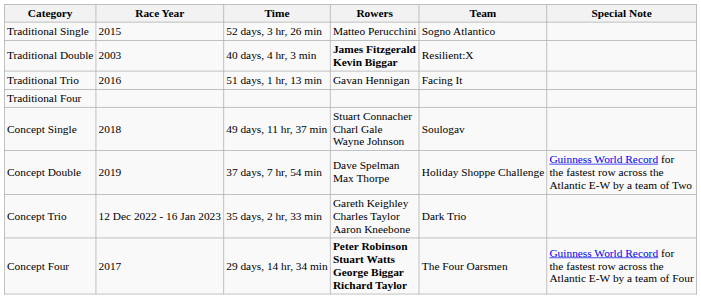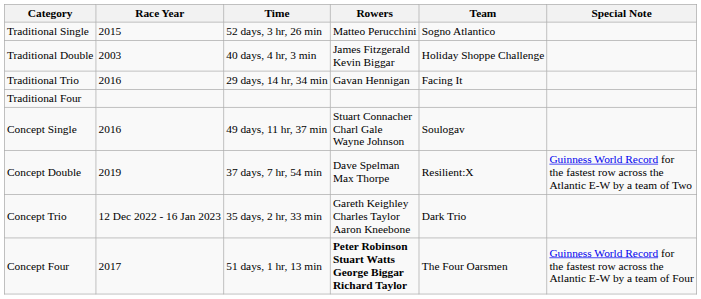(374, 55) bold -> (371, 55) normal
(448, 55) Resilient:X -> (483, 55) Holiday Shoppe Challenge
(274, 80) 51 days, 1 hr, 13 min -> (277, 80) 29 days, 14 hr, 34 min
(110, 129) 2018 -> (110, 129) 2016
(483, 172) Holiday Shoppe Challenge -> (448, 172) Resilient:X
(277, 266) 29 days, 14 hr, 34 min -> (274, 266) 51 days, 1 hr, 13 min
